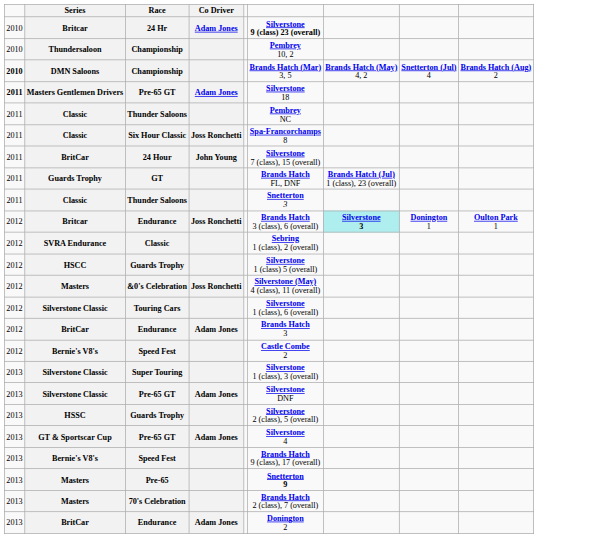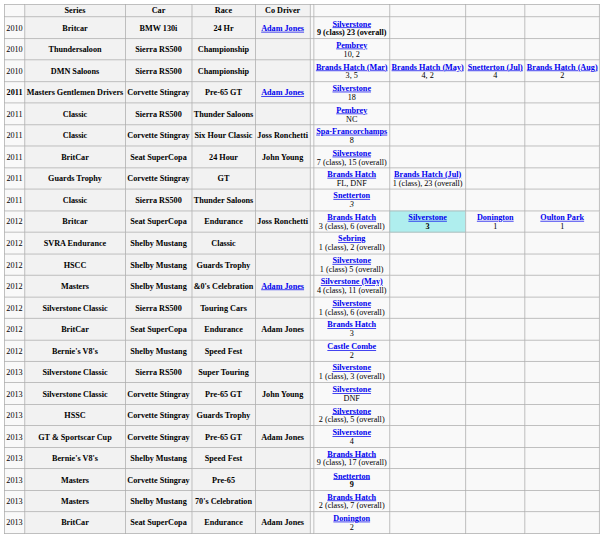+ column: (158, 11)
(15, 71) bold -> (15, 71) normal
(216, 286) Joss Ronchetti -> (283, 286) Adam Jones
(216, 394) Adam Jones -> (283, 394) John Young
